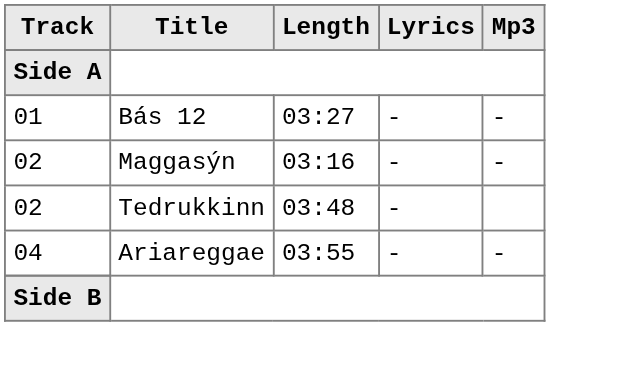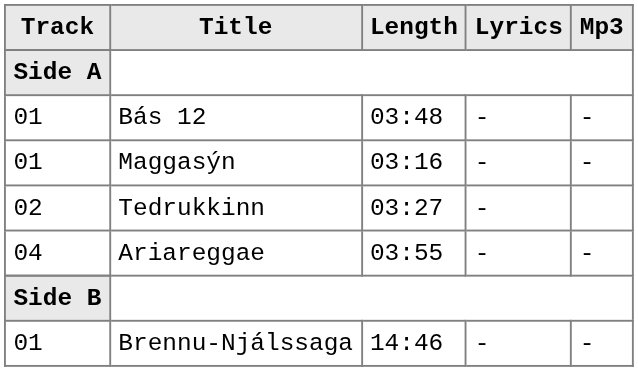(319, 118) 03:27 -> (407, 118) 03:48
(28, 163) 02 -> (28, 163) 01
(319, 208) 03:48 -> (407, 208) 03:27
+ row: (236, 343)
